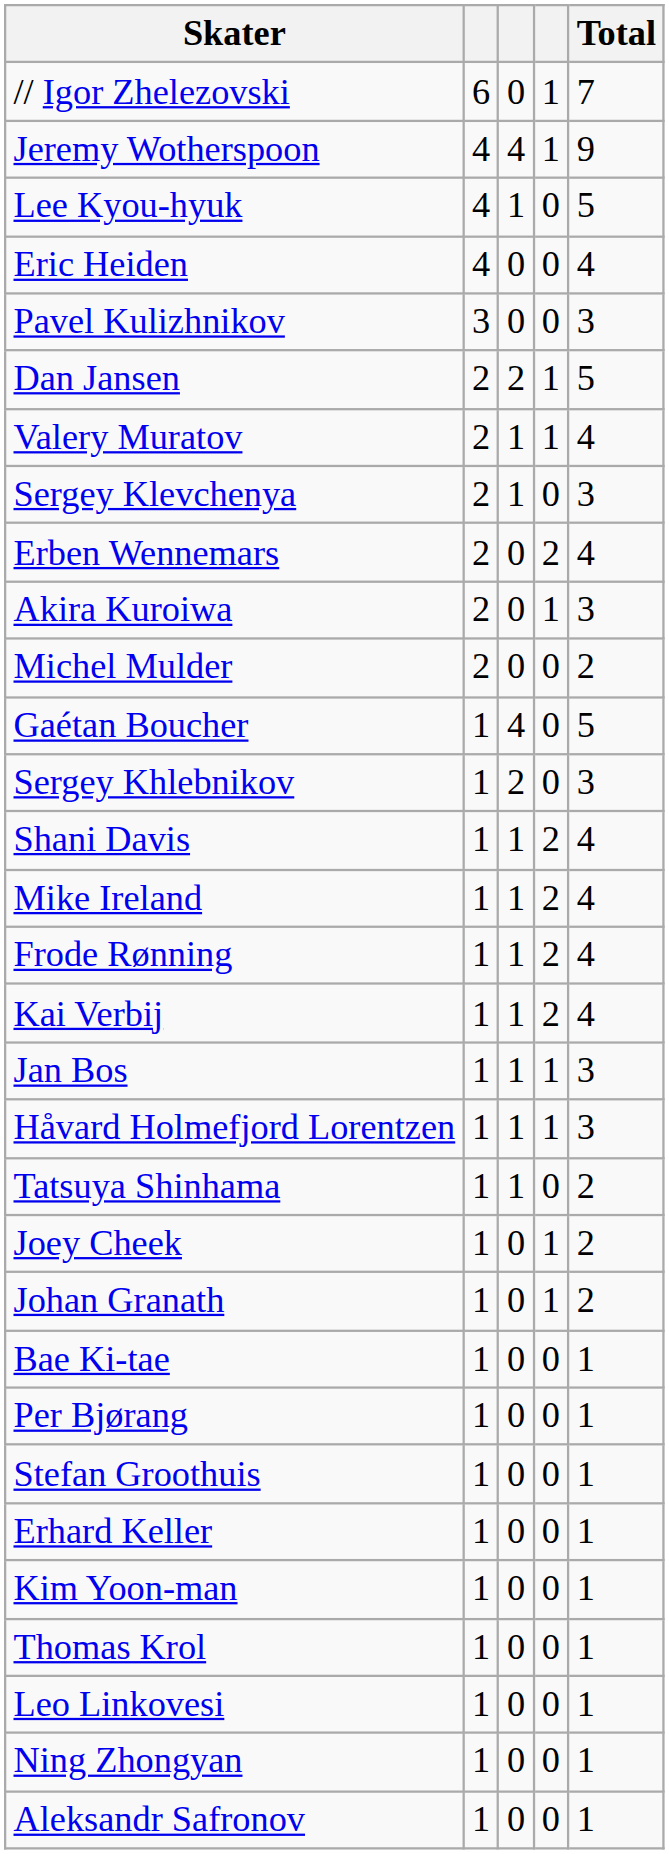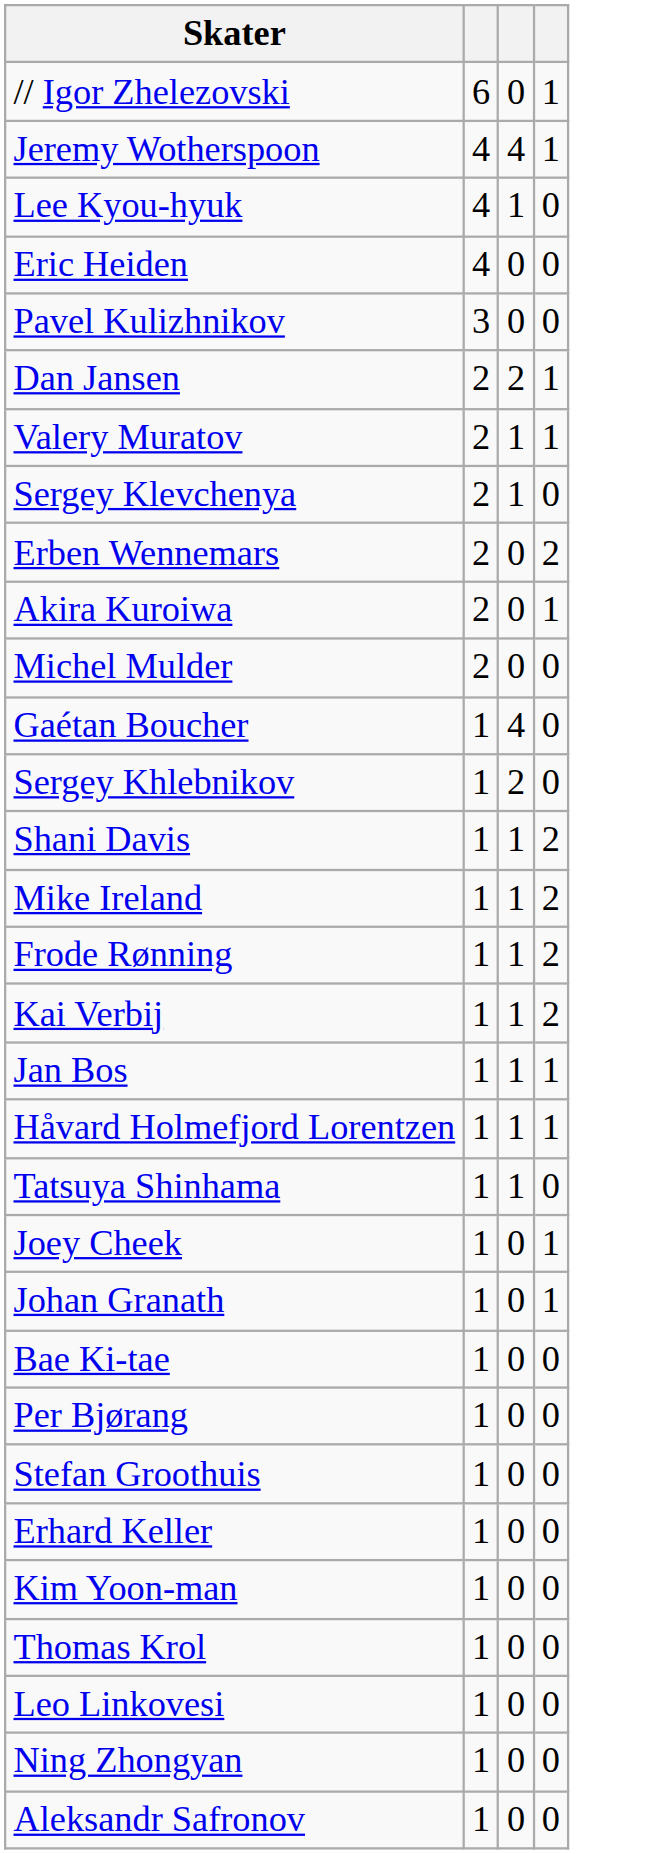- column: (616, 33)
